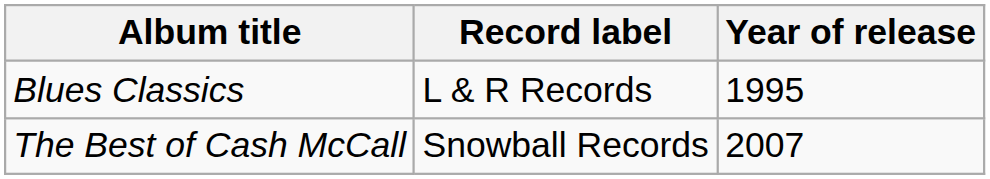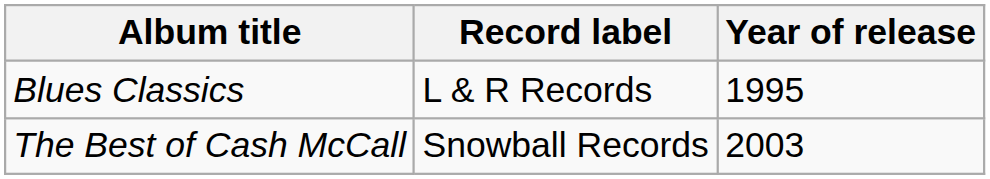(765, 145) 2007 -> (765, 145) 2003
